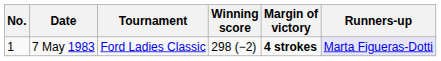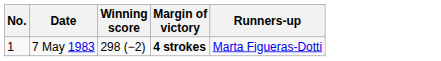- column: (153, 21)
(378, 47) lavender background -> (267, 47) no background
